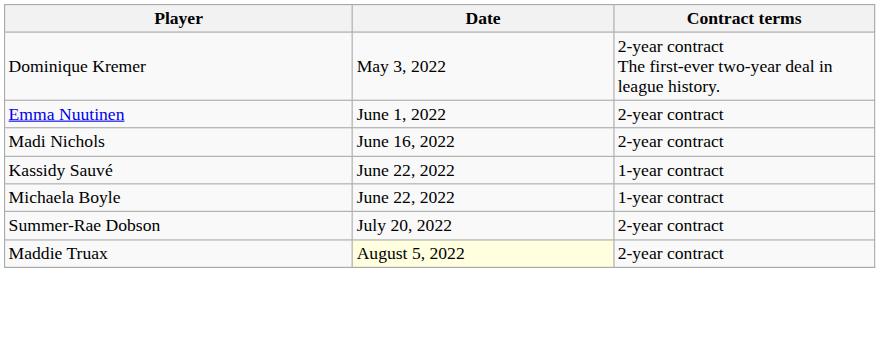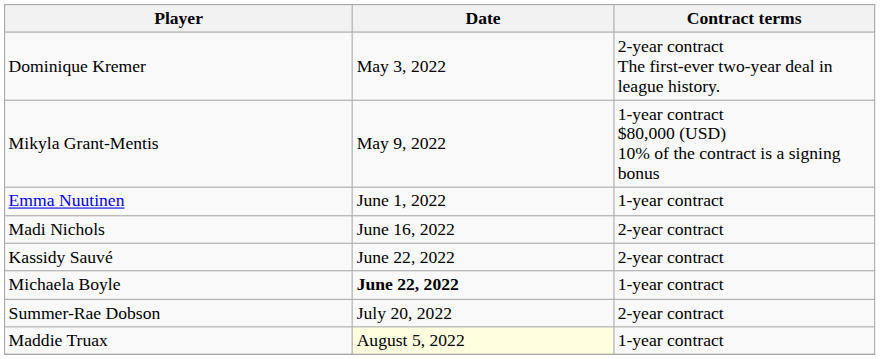+ row: (84, 143)
(671, 113) 2-year contract -> (671, 201) 1-year contract
(671, 169) 1-year contract -> (671, 257) 2-year contract
(406, 197) normal -> (408, 284) bold
(671, 253) 2-year contract -> (671, 340) 1-year contract
